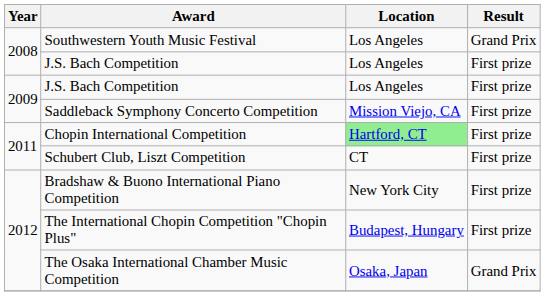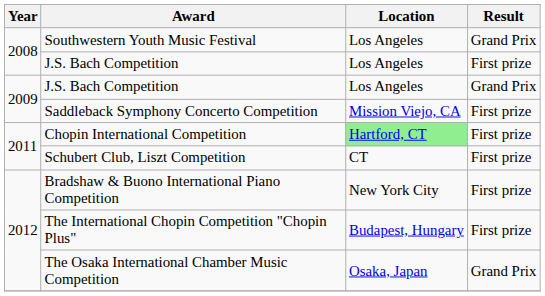(501, 87) First prize -> (504, 87) Grand Prix
